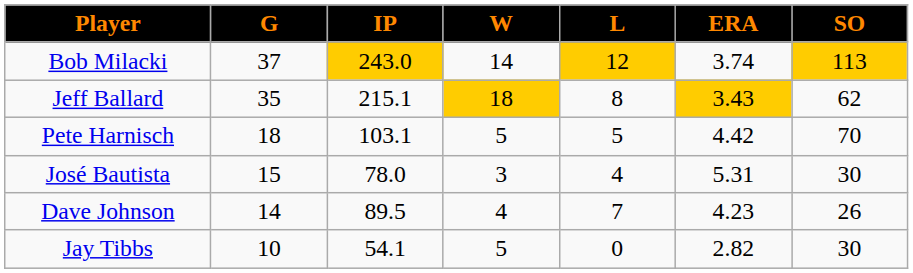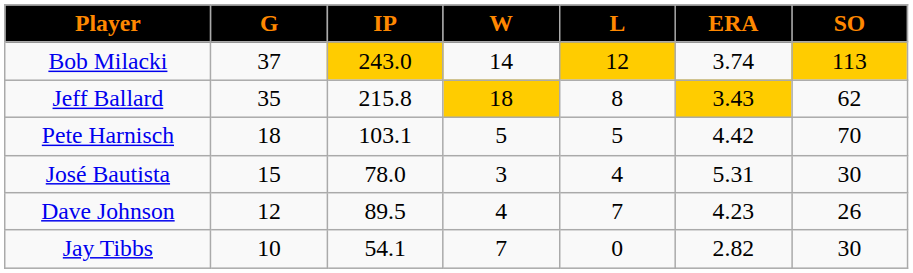(385, 98) 215.1 -> (385, 98) 215.8
(269, 211) 14 -> (269, 211) 12
(501, 248) 5 -> (501, 248) 7
